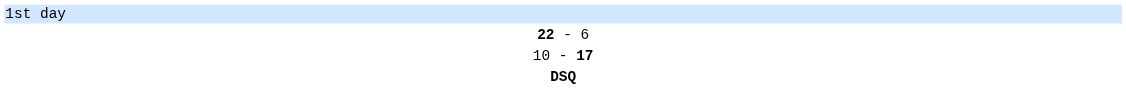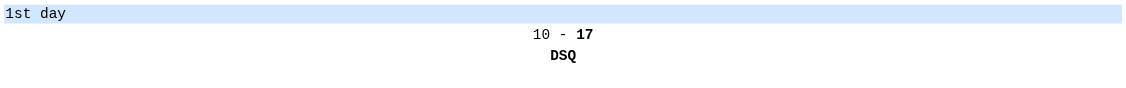- row: (563, 35)
